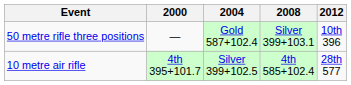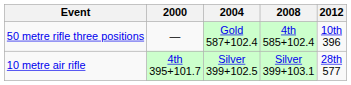(289, 36) Silver 399+103.1 -> (289, 36) 4th 585+102.4
(289, 65) 4th 585+102.4 -> (289, 65) Silver 399+103.1
